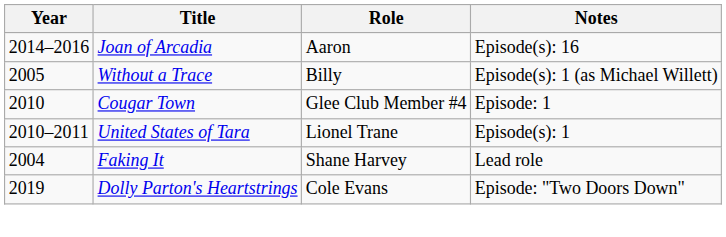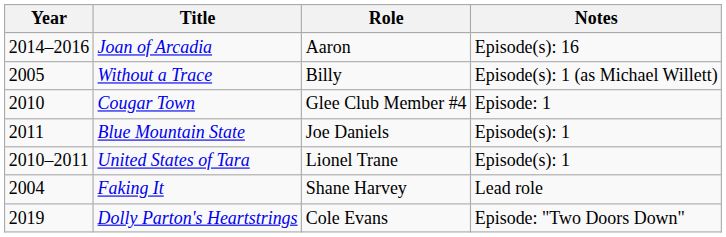+ row: (171, 132)
